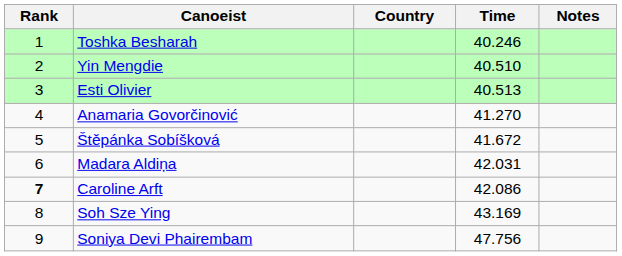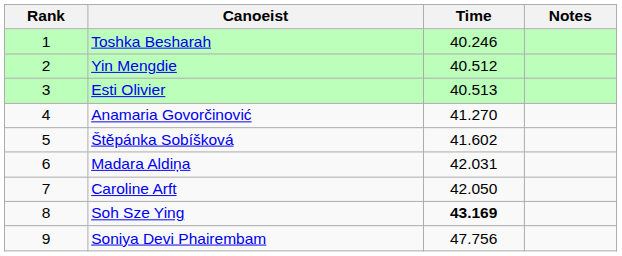- column: (404, 16)
(497, 66) 40.510 -> (474, 66) 40.512
(497, 139) 41.672 -> (474, 139) 41.602
(39, 189) bold -> (46, 189) normal
(497, 189) 42.086 -> (474, 189) 42.050
(497, 213) normal -> (474, 213) bold
